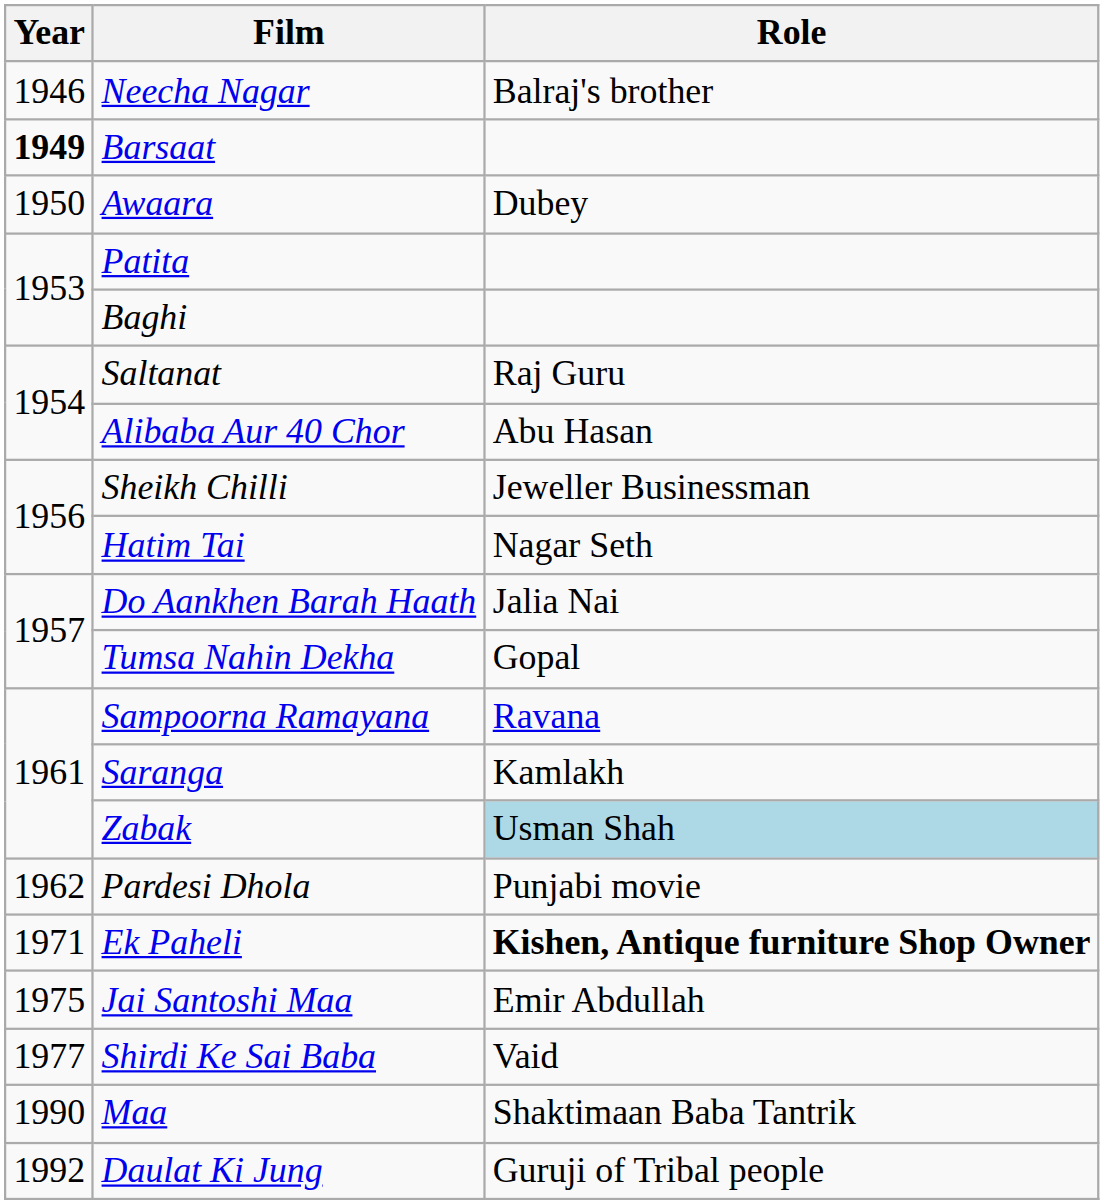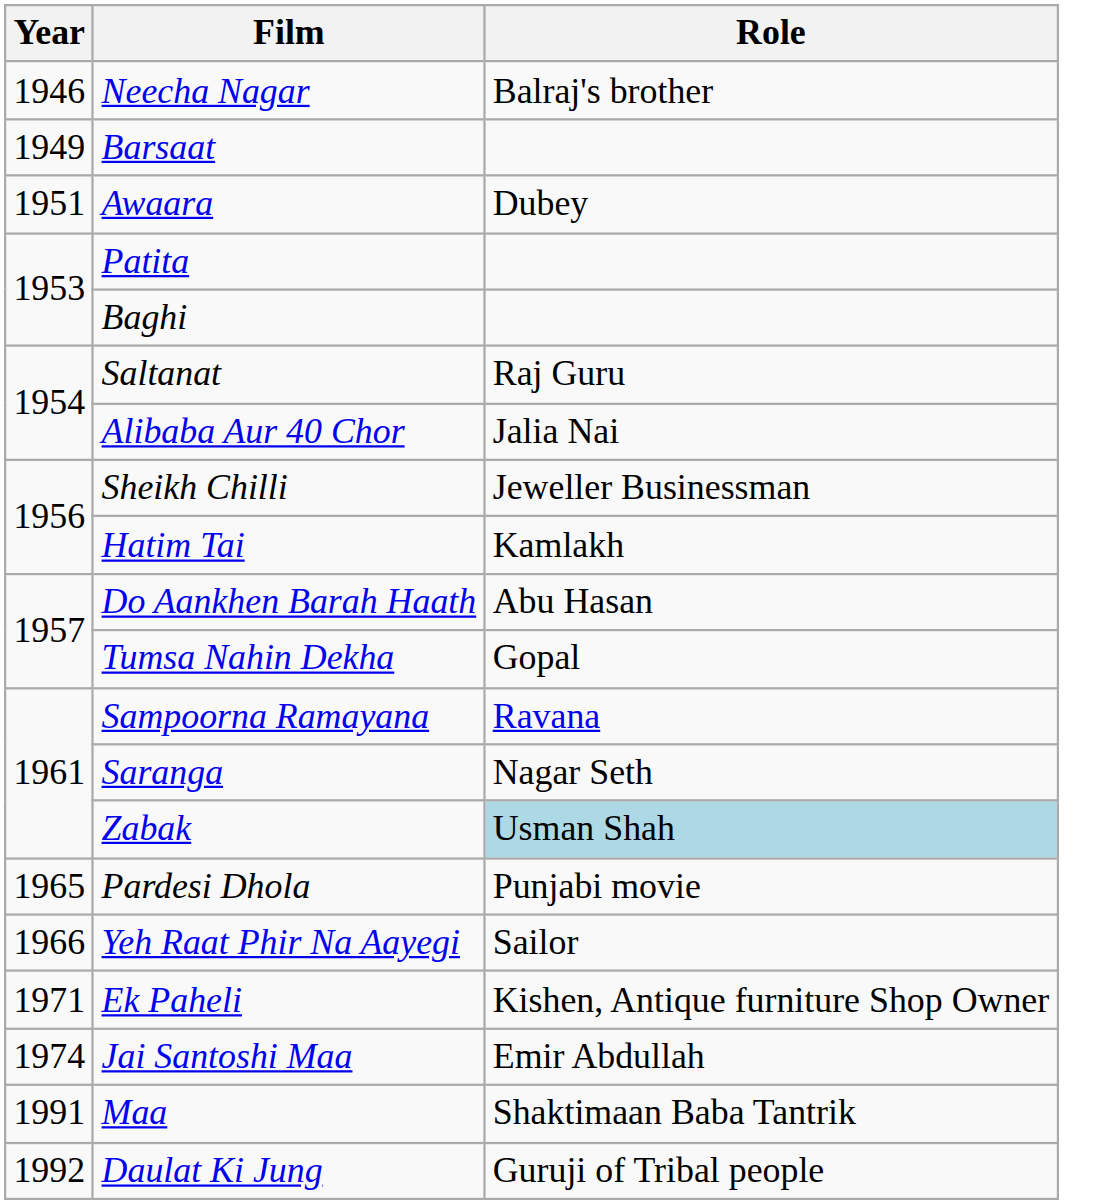(49, 146) bold -> (49, 146) normal
(49, 203) 1950 -> (49, 203) 1951
(573, 430) Abu Hasan -> (556, 430) Jalia Nai
(573, 544) Nagar Seth -> (558, 544) Kamlakh
(556, 601) Jalia Nai -> (573, 601) Abu Hasan
(558, 771) Kamlakh -> (573, 771) Nagar Seth
(49, 885) 1962 -> (49, 885) 1965
+ row: (281, 942)
(792, 942) bold -> (771, 999) normal
(49, 999) 1975 -> (49, 1056) 1974
- row: (239, 1056)
(49, 1112) 1990 -> (49, 1112) 1991
